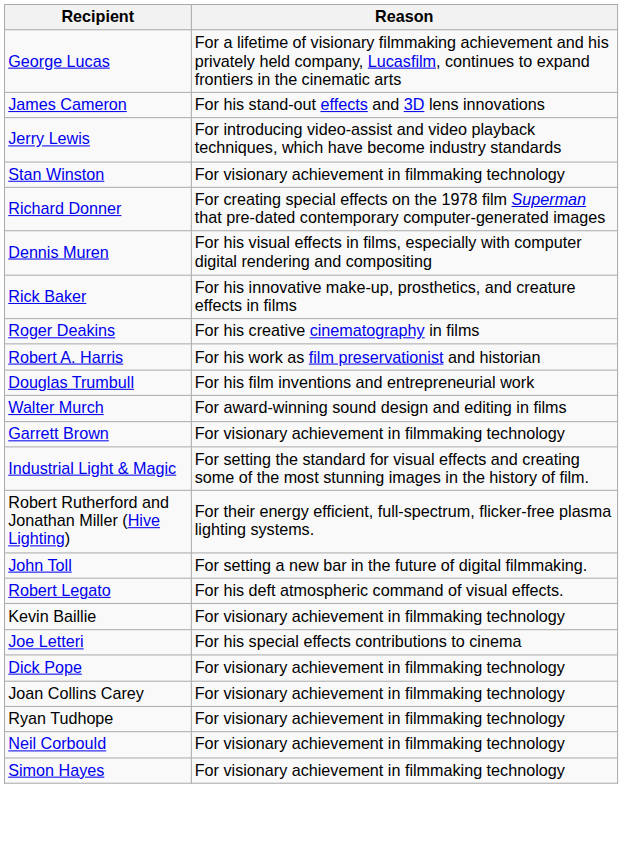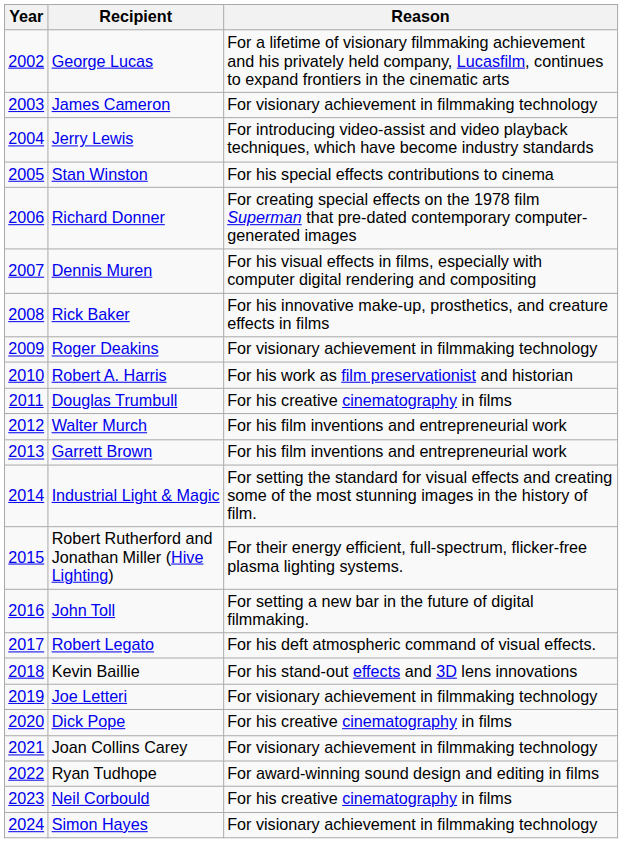+ column: (26, 17)
(370, 104) For his stand-out effects and 3D lens innovations -> (412, 104) For visionary achievement in filmmaking technology
(380, 174) For visionary achievement in filmmaking technology -> (391, 174) For his special effects contributions to cinema
(337, 331) For his creative cinematography in films -> (412, 349) For visionary achievement in filmmaking technology
(364, 382) For his film inventions and entrepreneurial work -> (370, 400) For his creative cinematography in films
(381, 408) For award-winning sound design and editing in films -> (397, 426) For his film inventions and entrepreneurial work
(380, 433) For visionary achievement in filmmaking technology -> (397, 452) For his film inventions and entrepreneurial work
(380, 616) For visionary achievement in filmmaking technology -> (402, 671) For his stand-out effects and 3D lens innovations
(358, 642) For his special effects contributions to cinema -> (412, 696) For visionary achievement in filmmaking technology
(380, 667) For visionary achievement in filmmaking technology -> (370, 722) For his creative cinematography in films
(380, 719) For visionary achievement in filmmaking technology -> (413, 773) For award-winning sound design and editing in films
(380, 744) For visionary achievement in filmmaking technology -> (370, 799) For his creative cinematography in films
